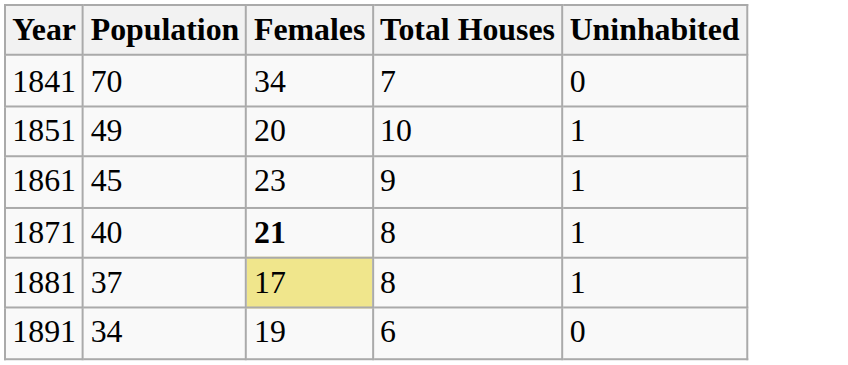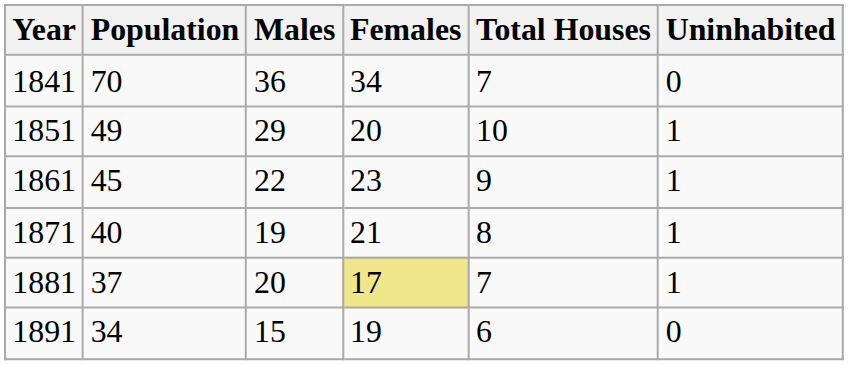+ column: (295, 29)
(270, 231) bold -> (366, 231) normal
(388, 282) 8 -> (484, 282) 7
